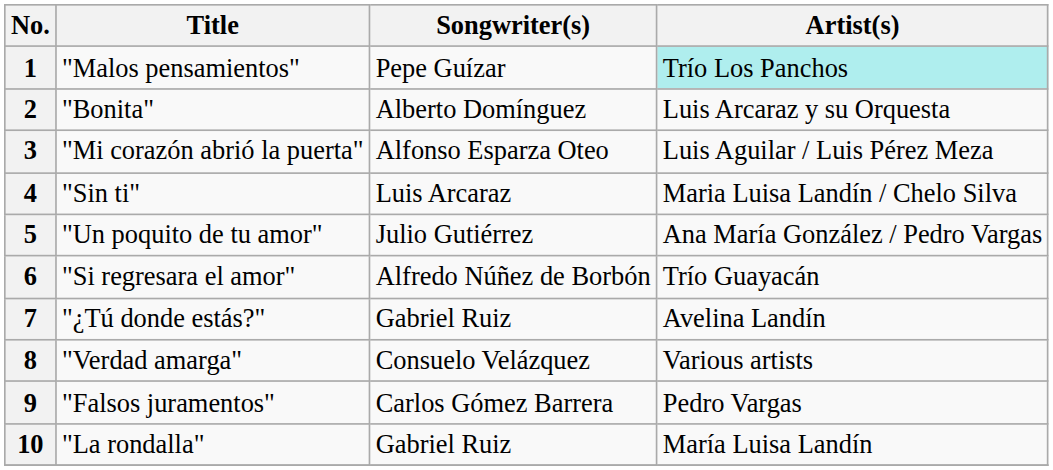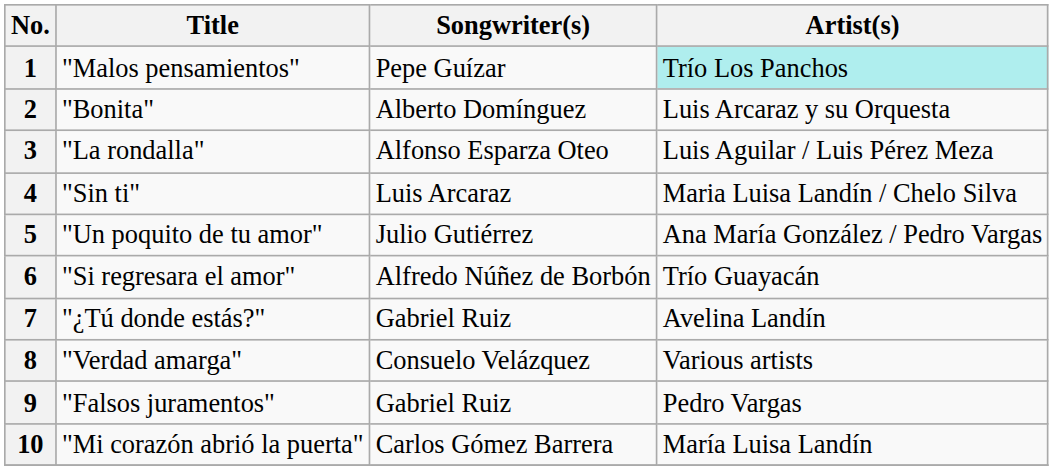(213, 151) "Mi corazón abrió la puerta" -> (133, 151) "La rondalla"
(494, 402) Carlos Gómez Barrera -> (444, 402) Gabriel Ruiz
(133, 444) "La rondalla" -> (213, 444) "Mi corazón abrió la puerta"
(444, 444) Gabriel Ruiz -> (494, 444) Carlos Gómez Barrera
